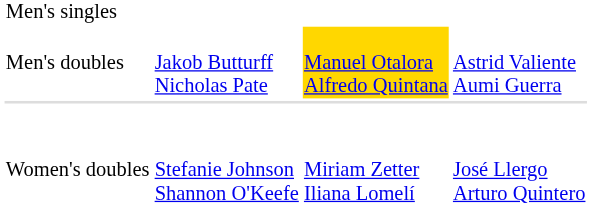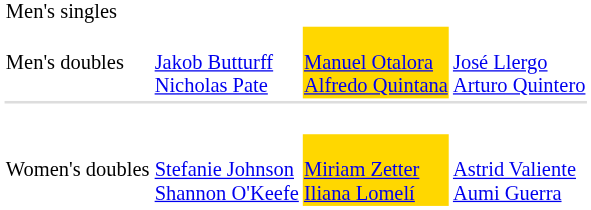(514, 73) Astrid Valiente Aumi Guerra -> (519, 73) José Llergo Arturo Quintero
(362, 181) no background -> (362, 181) gold background
(519, 181) José Llergo Arturo Quintero -> (514, 181) Astrid Valiente Aumi Guerra
